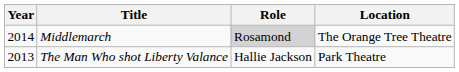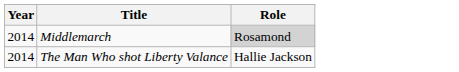- column: (385, 15)
(21, 57) 2013 -> (21, 57) 2014
